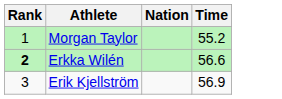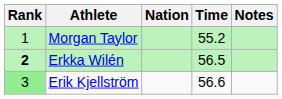+ column: (254, 15)
(212, 60) 56.6 -> (212, 60) 56.5
(25, 82) no background -> (25, 82) lightgreen background
(212, 82) 56.9 -> (212, 82) 56.6
